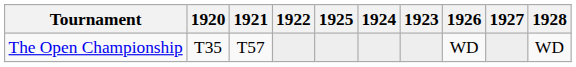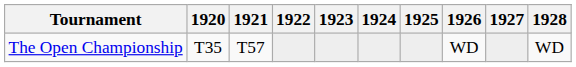columns swapped: (421, 18) <-> (336, 18)
